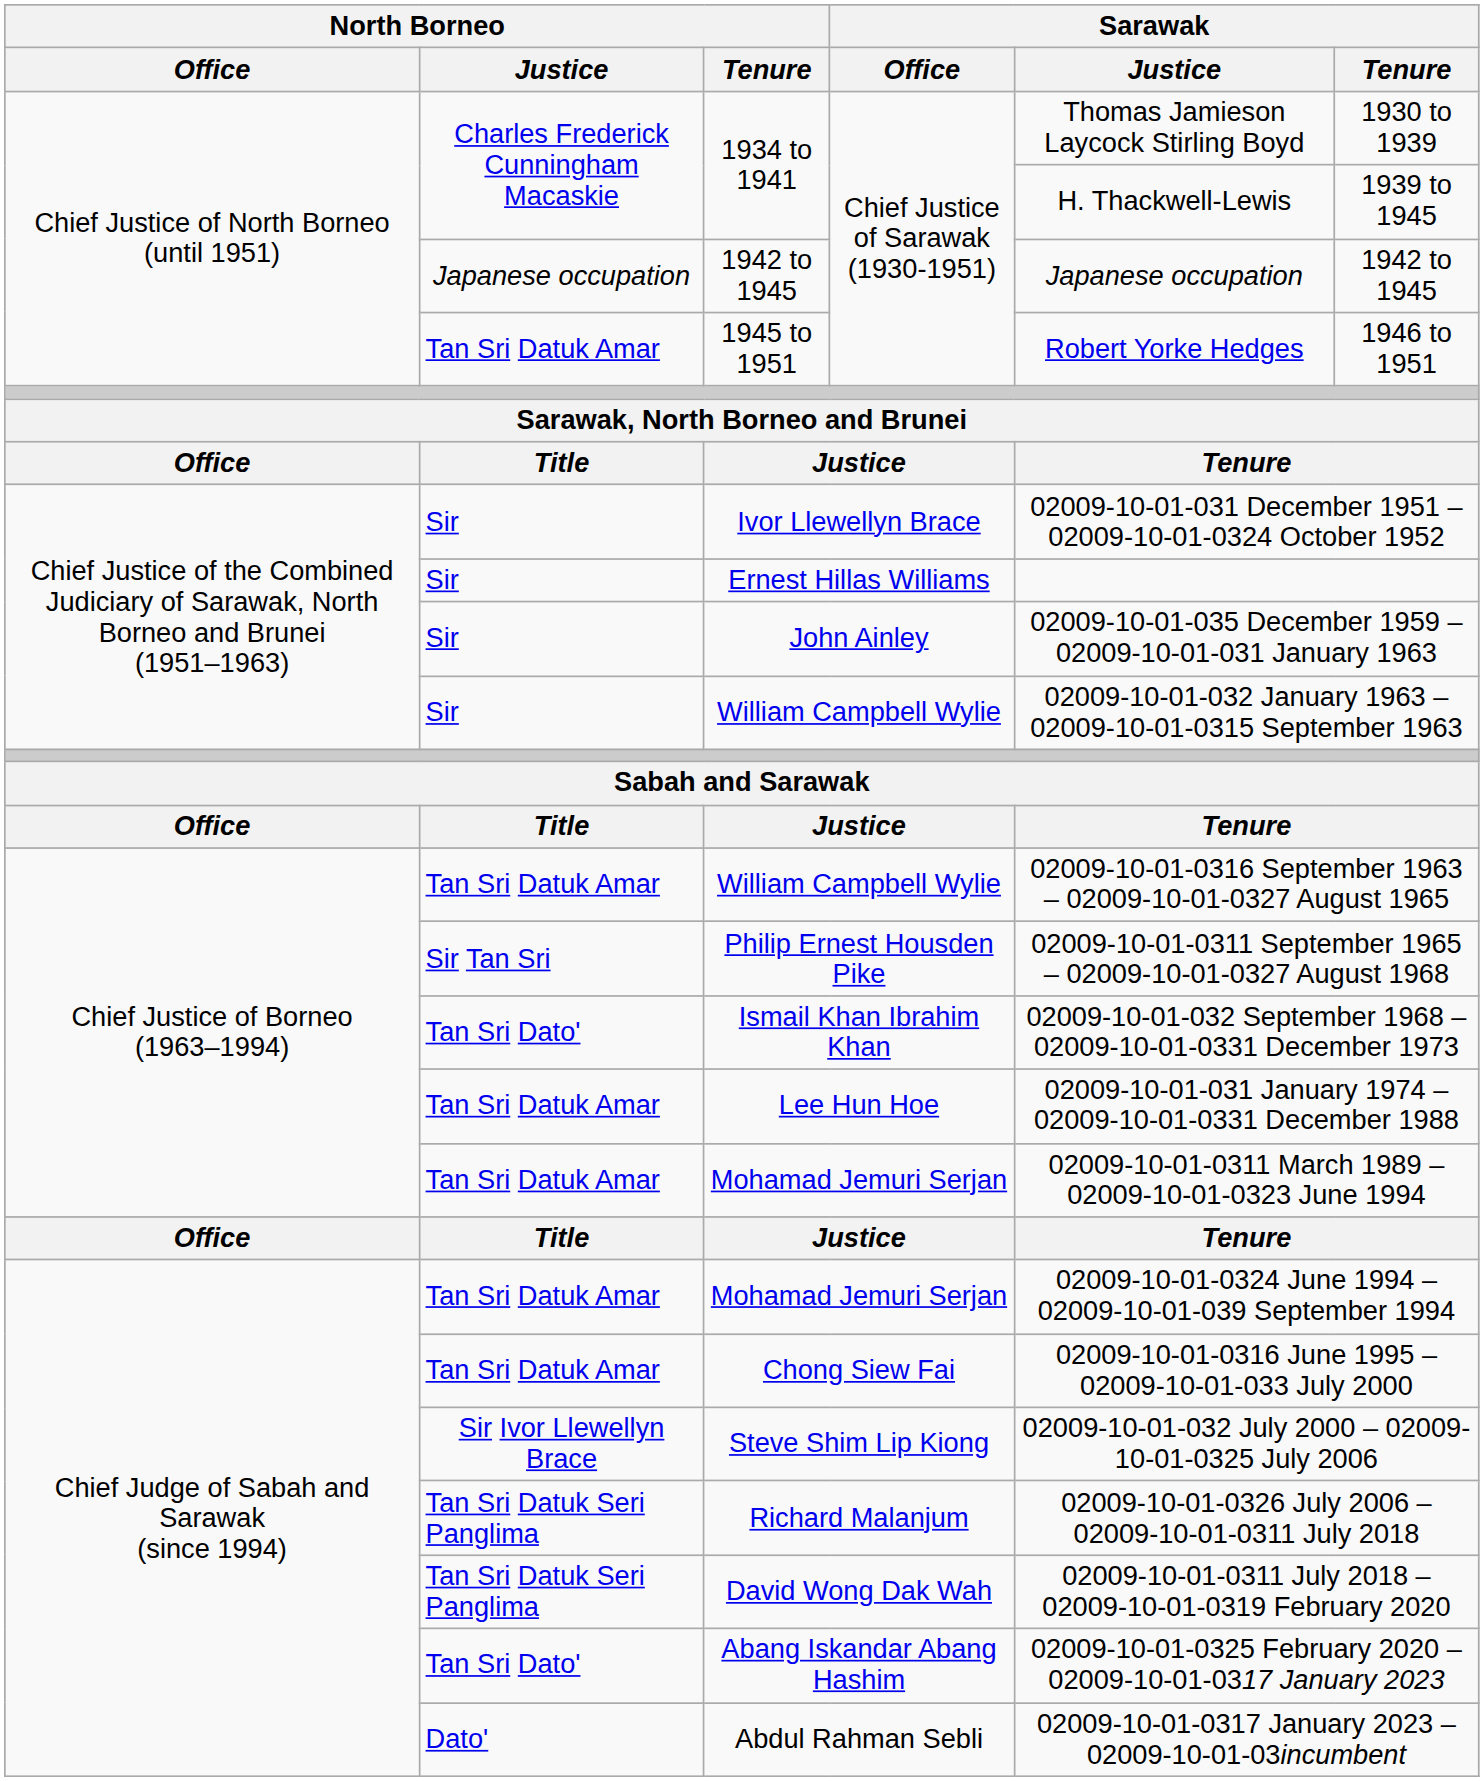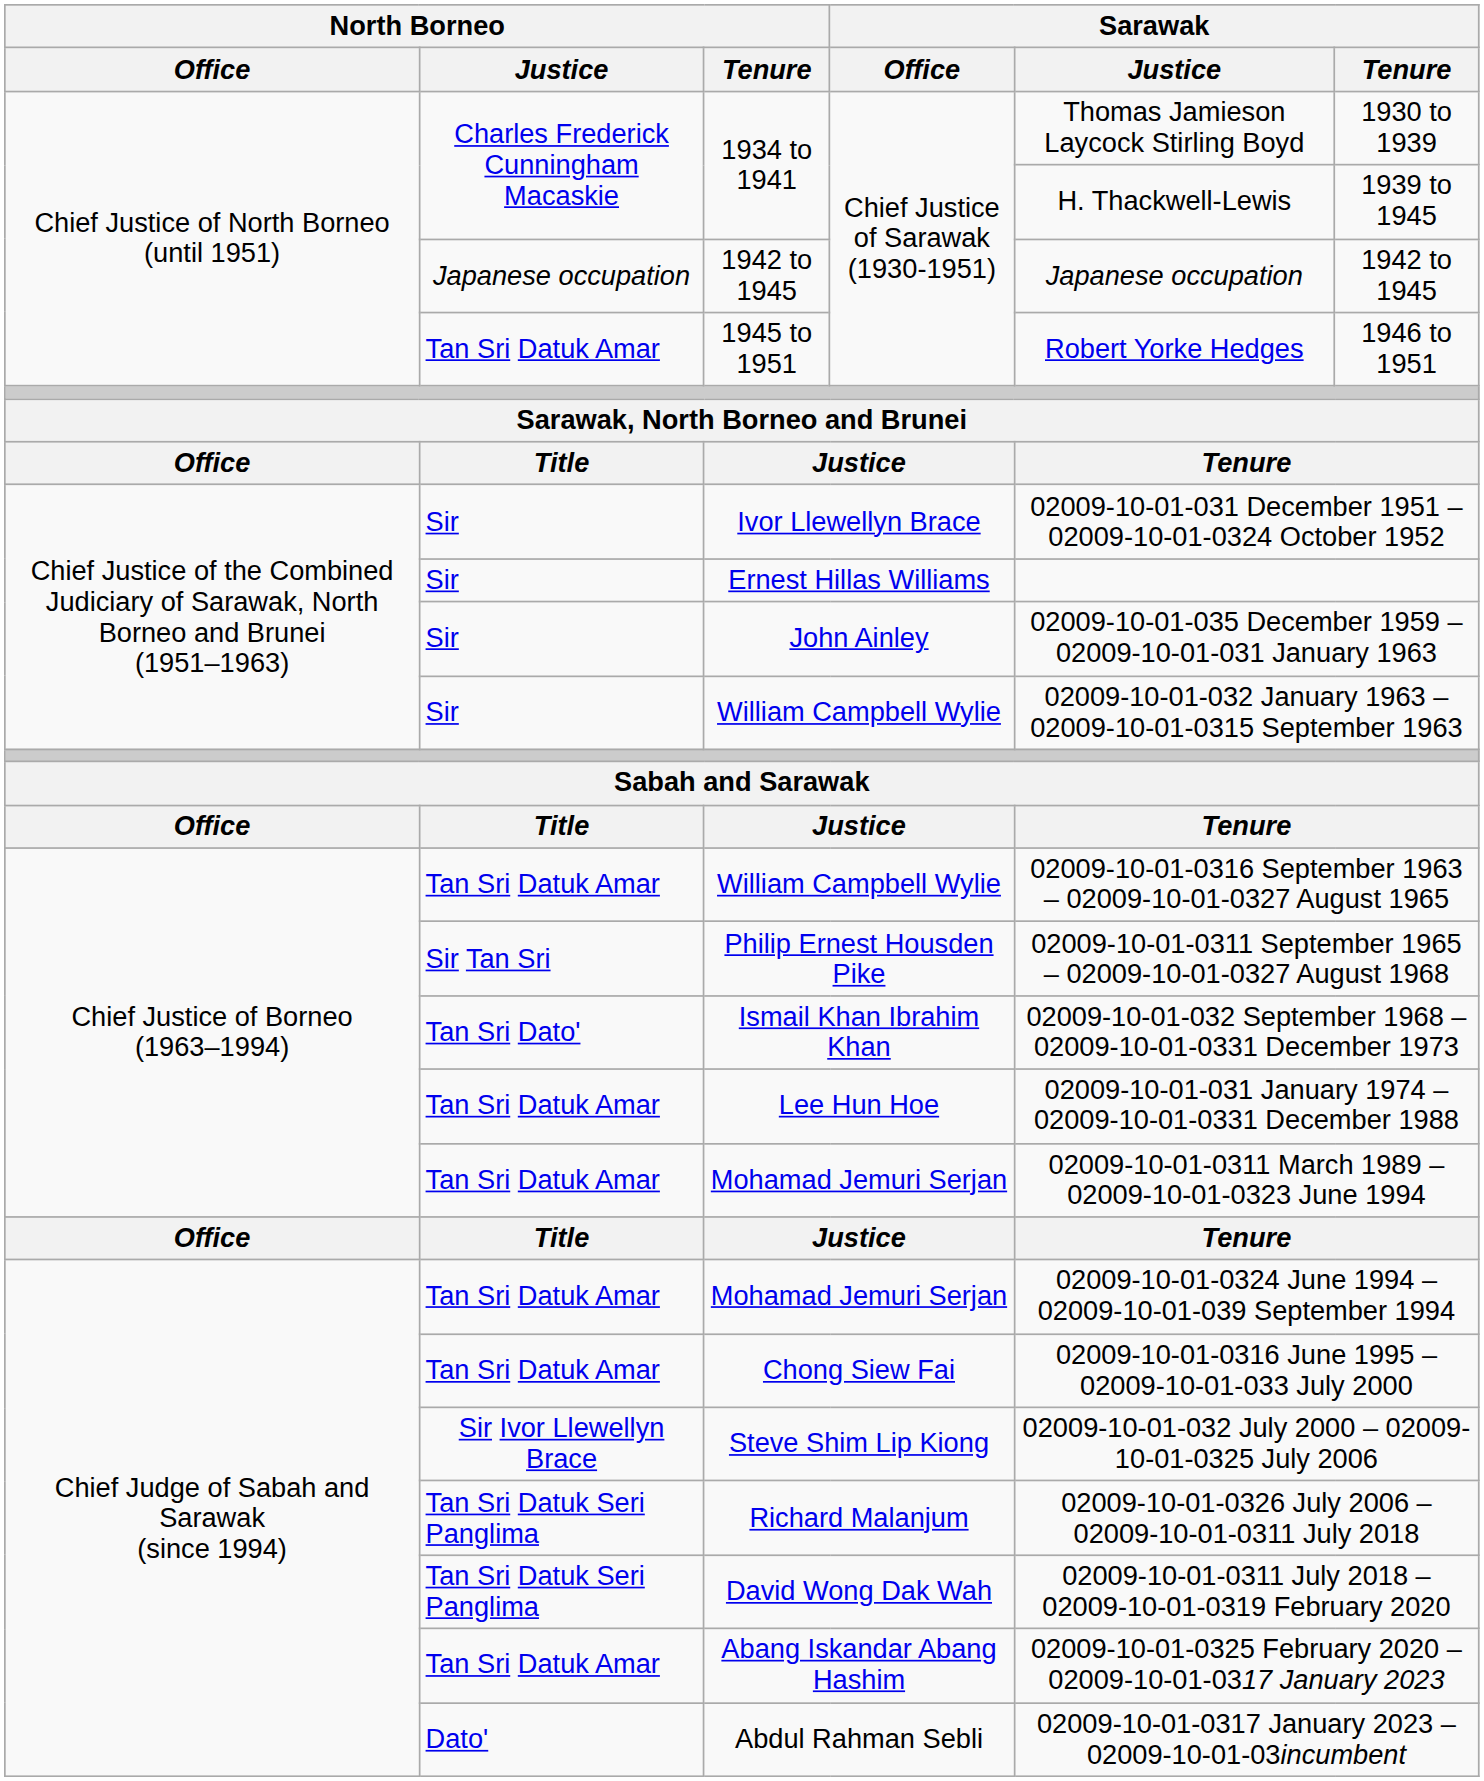(503, 1665) Tan Sri Dato' -> (543, 1665) Tan Sri Datuk Amar
